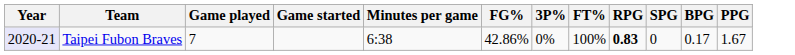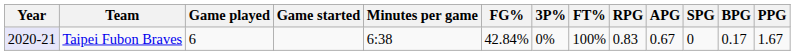+ column: (665, 15)
(192, 38) 7 -> (192, 38) 6
(507, 38) 42.86% -> (507, 38) 42.84%
(625, 38) bold -> (625, 38) normal
